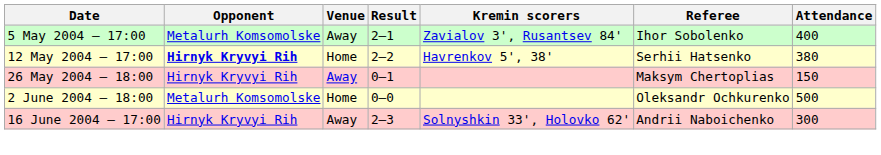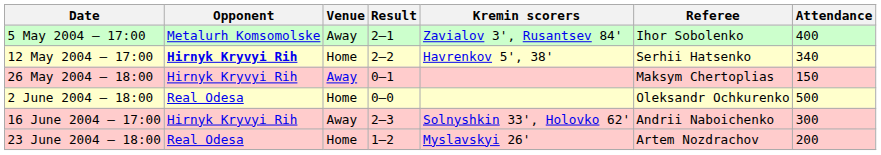(807, 56) 380 -> (807, 56) 340
(244, 98) Metalurh Komsomolske -> (205, 98) Real Odesa
+ row: (84, 139)
